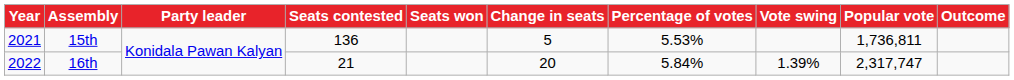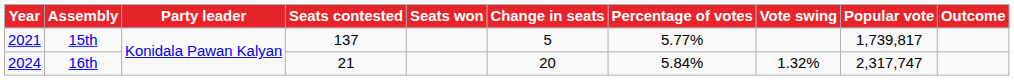(346, 39) 136 -> (346, 39) 137
(682, 39) 5.53% -> (682, 39) 5.77%
(889, 39) 1,736,811 -> (889, 39) 1,739,817
(24, 63) 2022 -> (24, 63) 2024
(798, 63) 1.39% -> (798, 63) 1.32%
